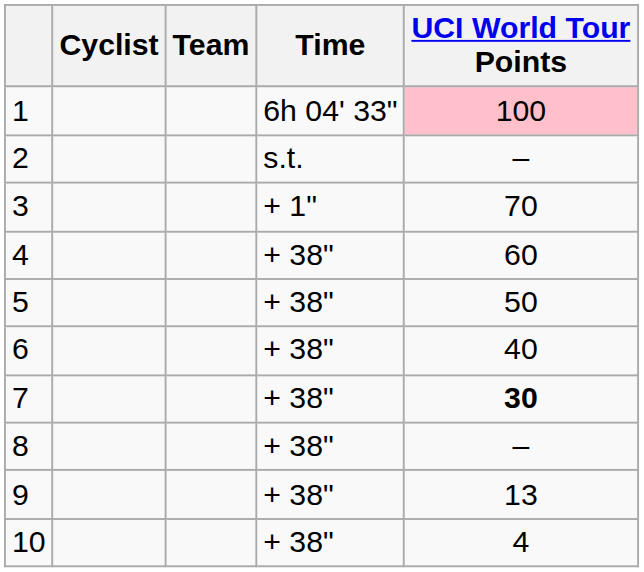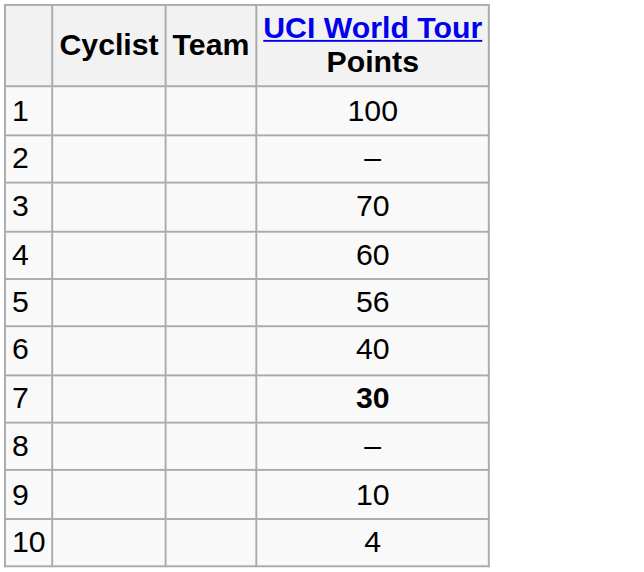- column: (330, 45)
(521, 110) pink background -> (373, 110) no background
(521, 302) 50 -> (373, 302) 56
(521, 494) 13 -> (373, 494) 10
